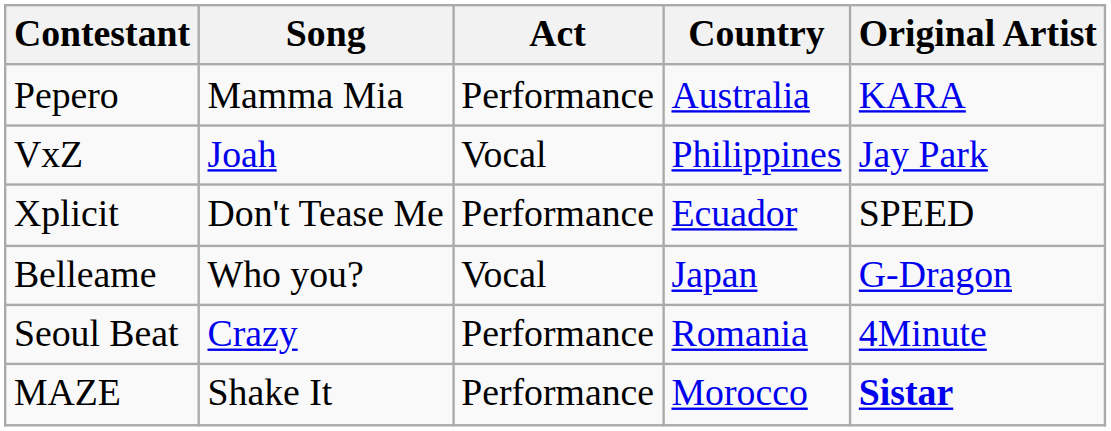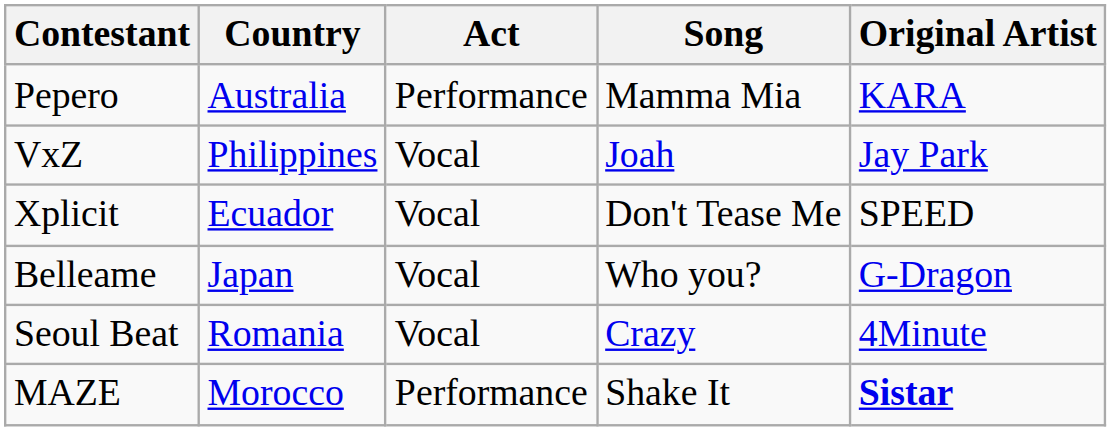columns swapped: (756, 34) <-> (326, 34)
(558, 214) Performance -> (438, 214) Vocal
(558, 333) Performance -> (438, 333) Vocal
